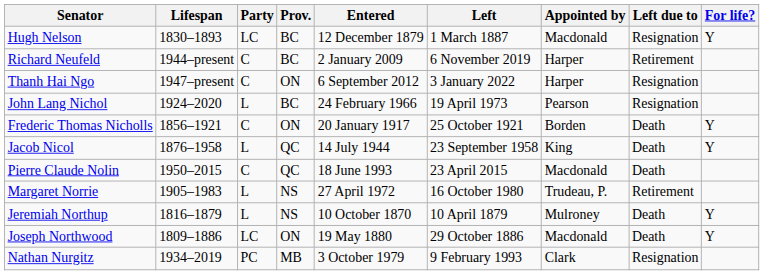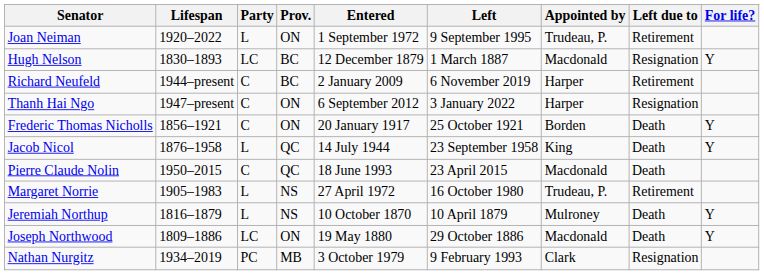+ row: (44, 37)
- row: (58, 103)
